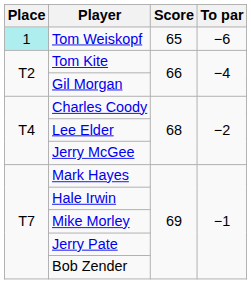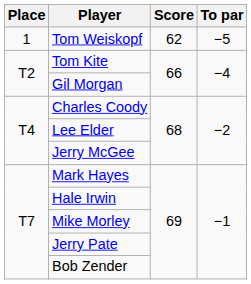(27, 38) paleturquoise background -> (27, 38) no background
(174, 38) 65 -> (174, 38) 62
(222, 38) −6 -> (222, 38) −5
